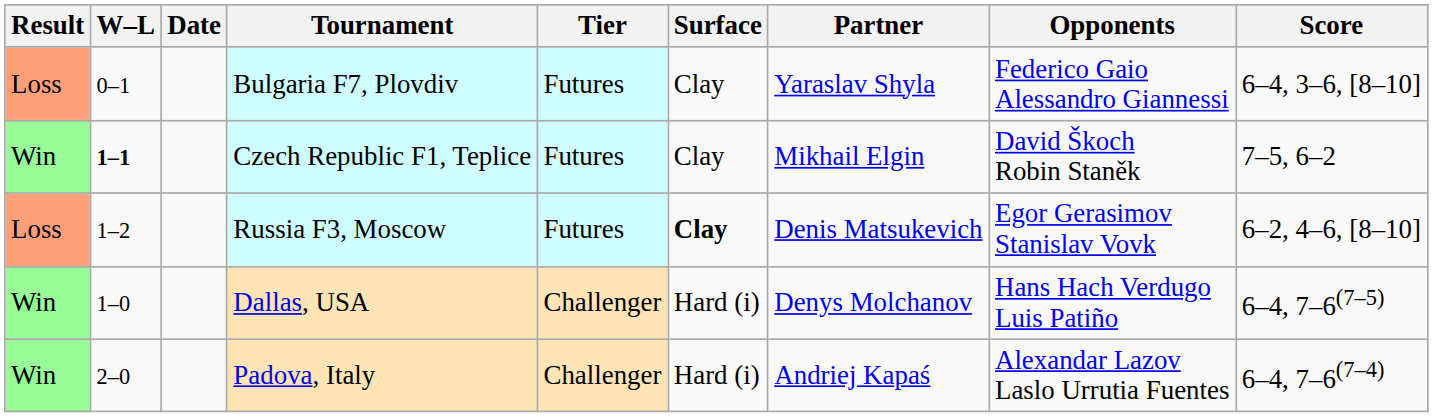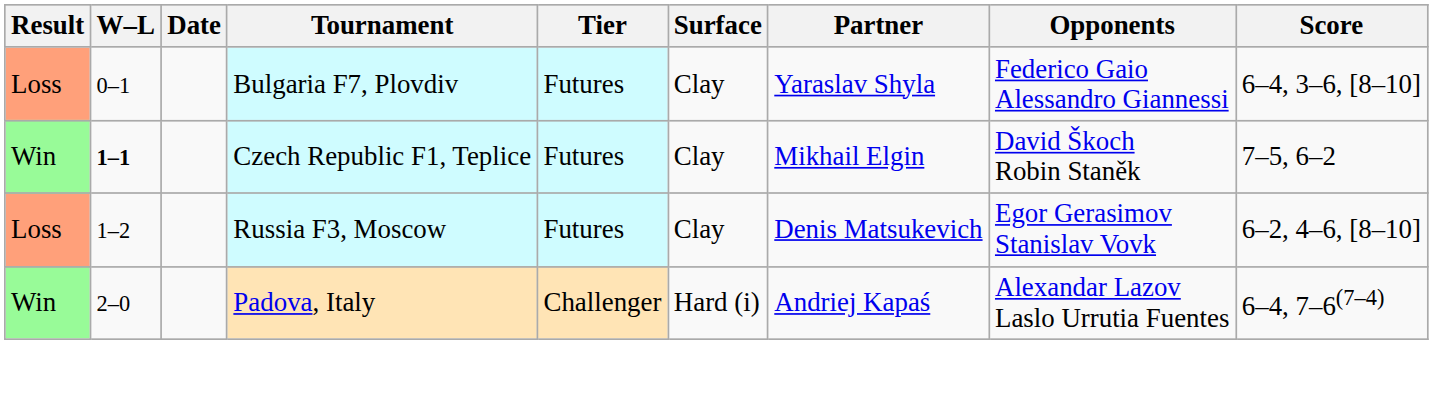(701, 229) bold -> (699, 229) normal
- row: (301, 302)
